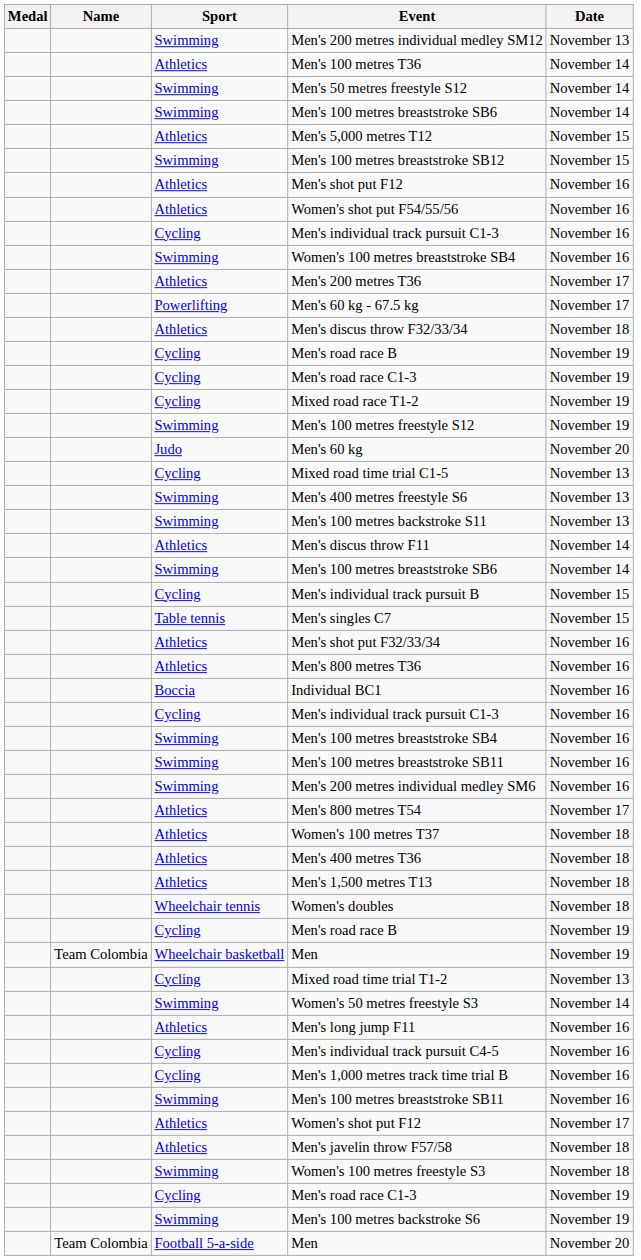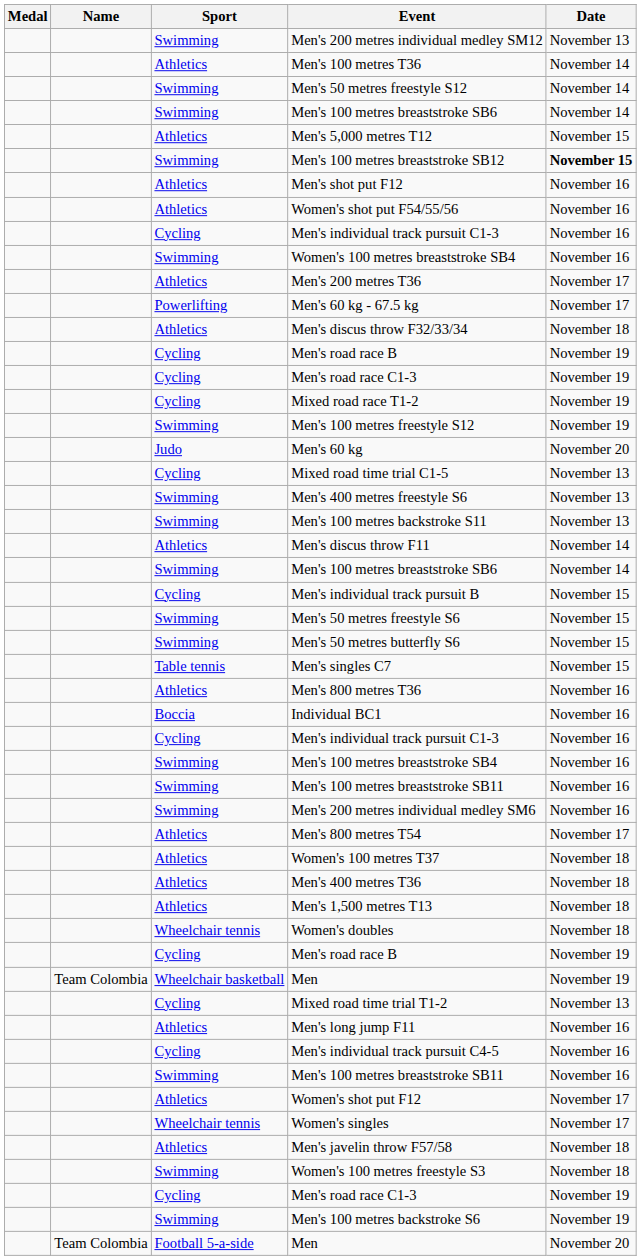(590, 161) normal -> (591, 161) bold
+ row: (186, 618)
+ row: (186, 642)
- row: (181, 642)
- row: (186, 1003)
- row: (178, 1075)
+ row: (207, 1123)
